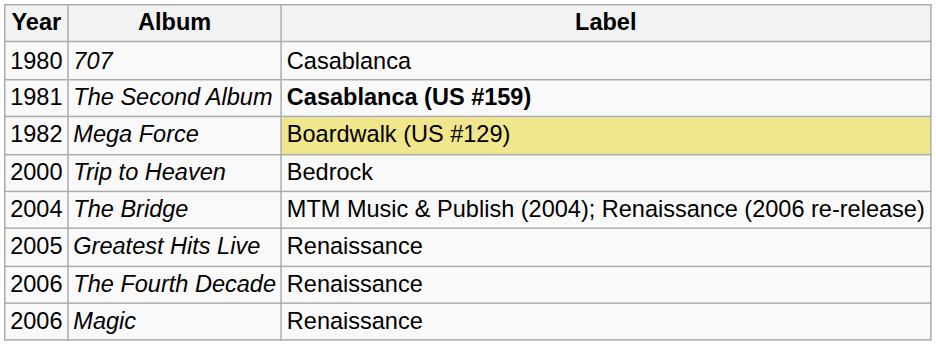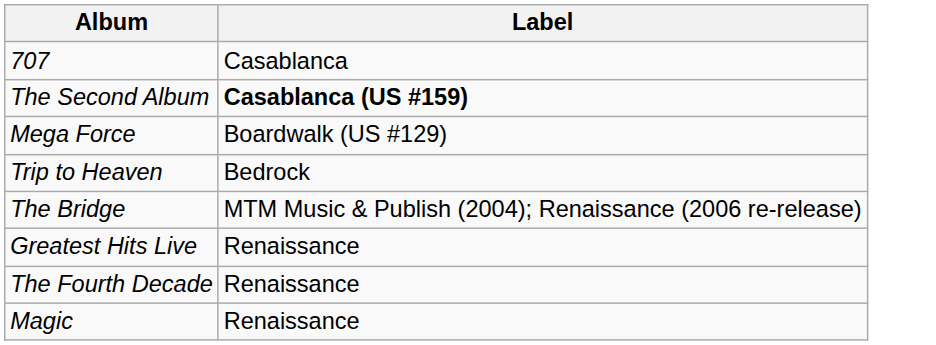- column: (36, 23)
(399, 135) khaki background -> (335, 135) no background
